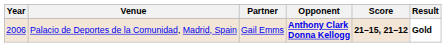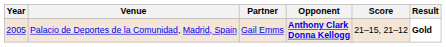(16, 30) 2006 -> (16, 30) 2005
(381, 30) bold -> (381, 30) normal
